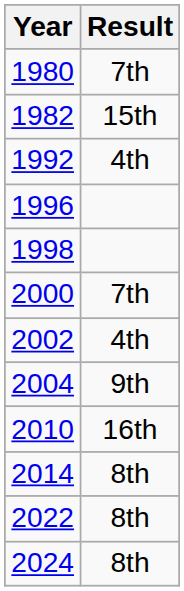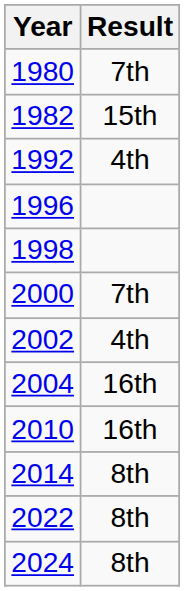(130, 384) 9th -> (130, 384) 16th
